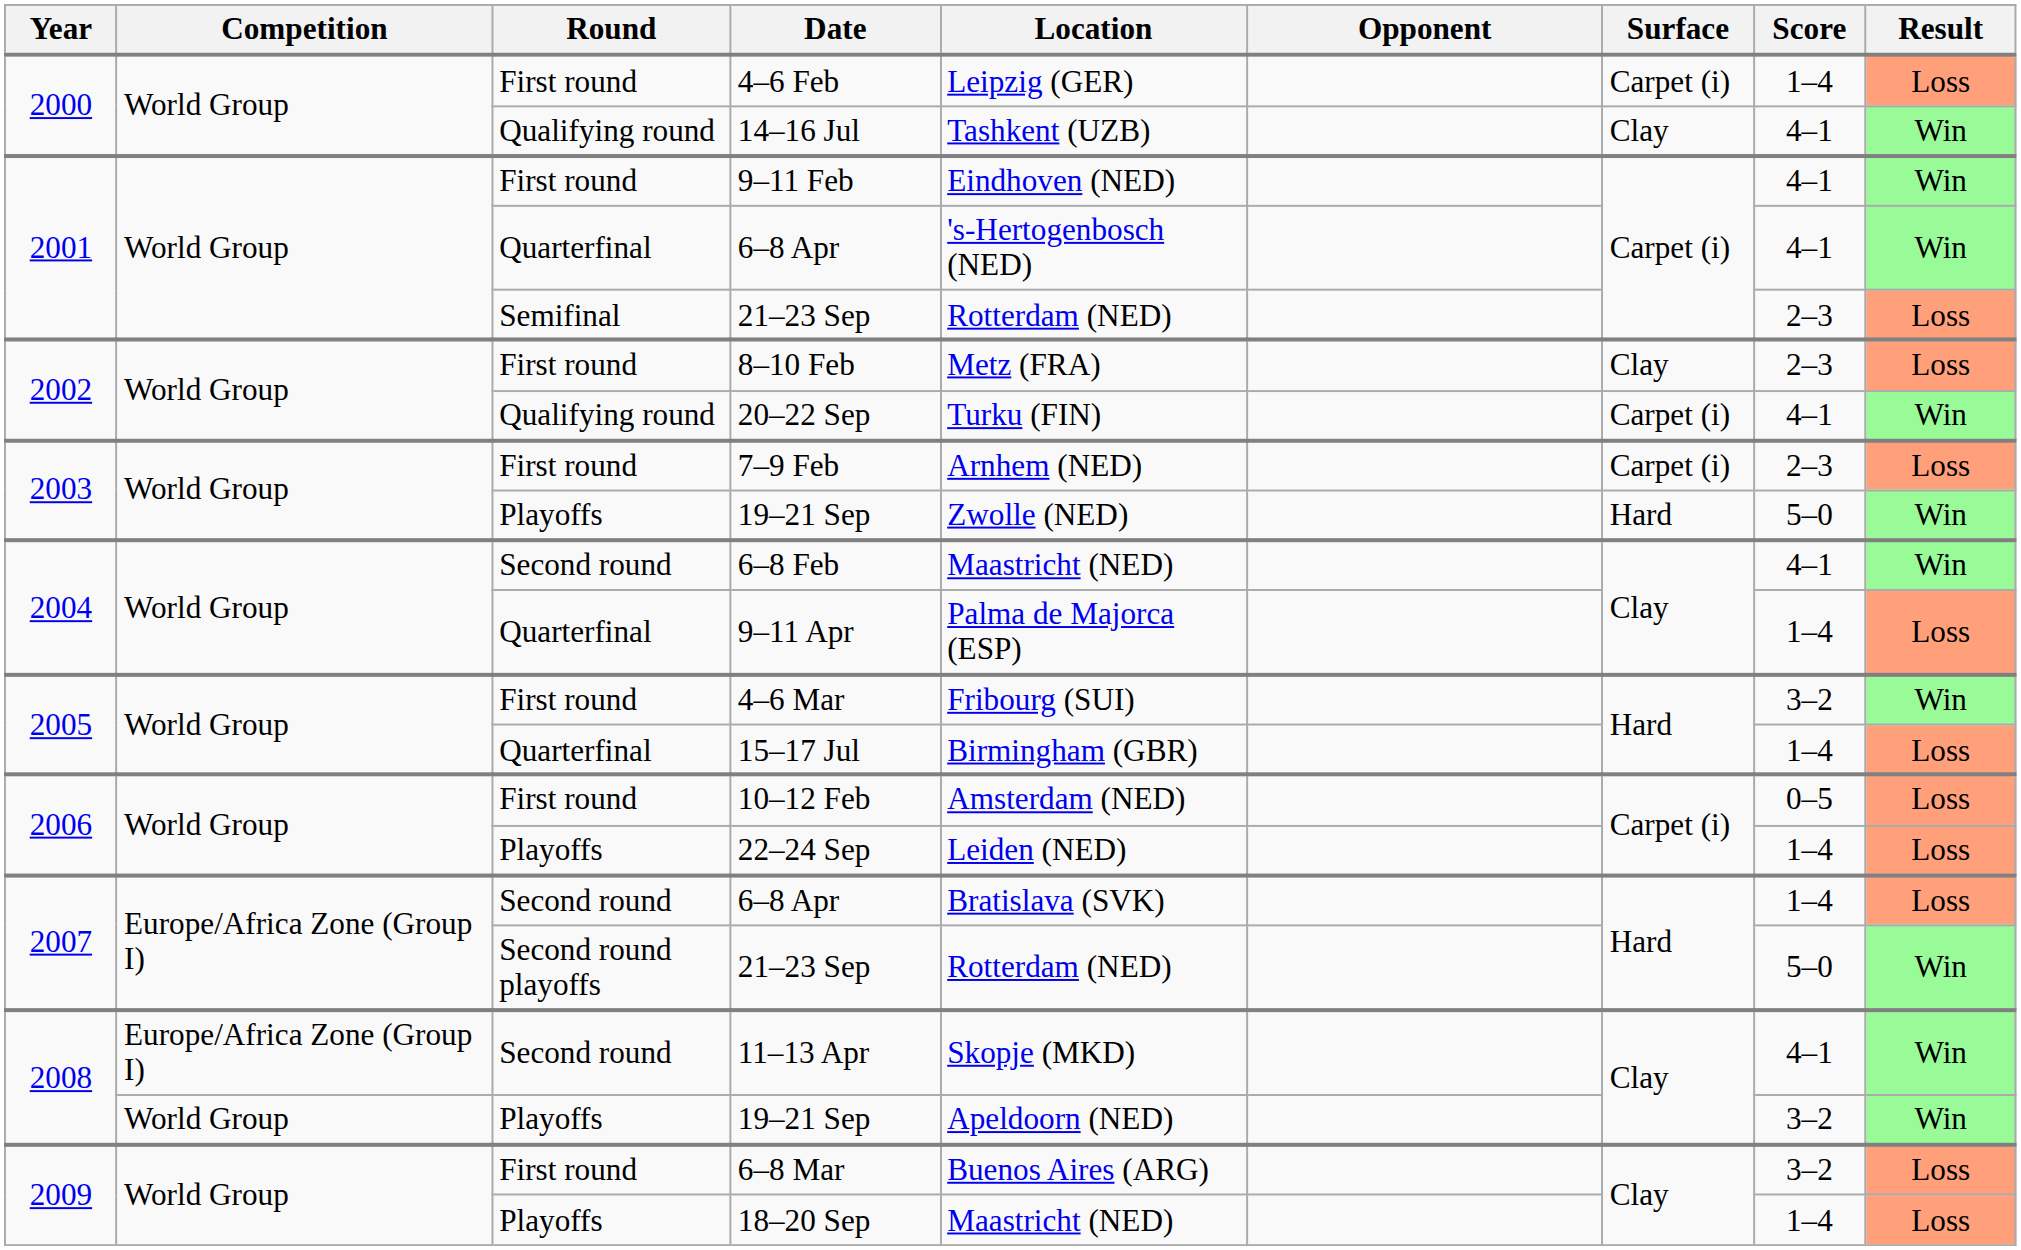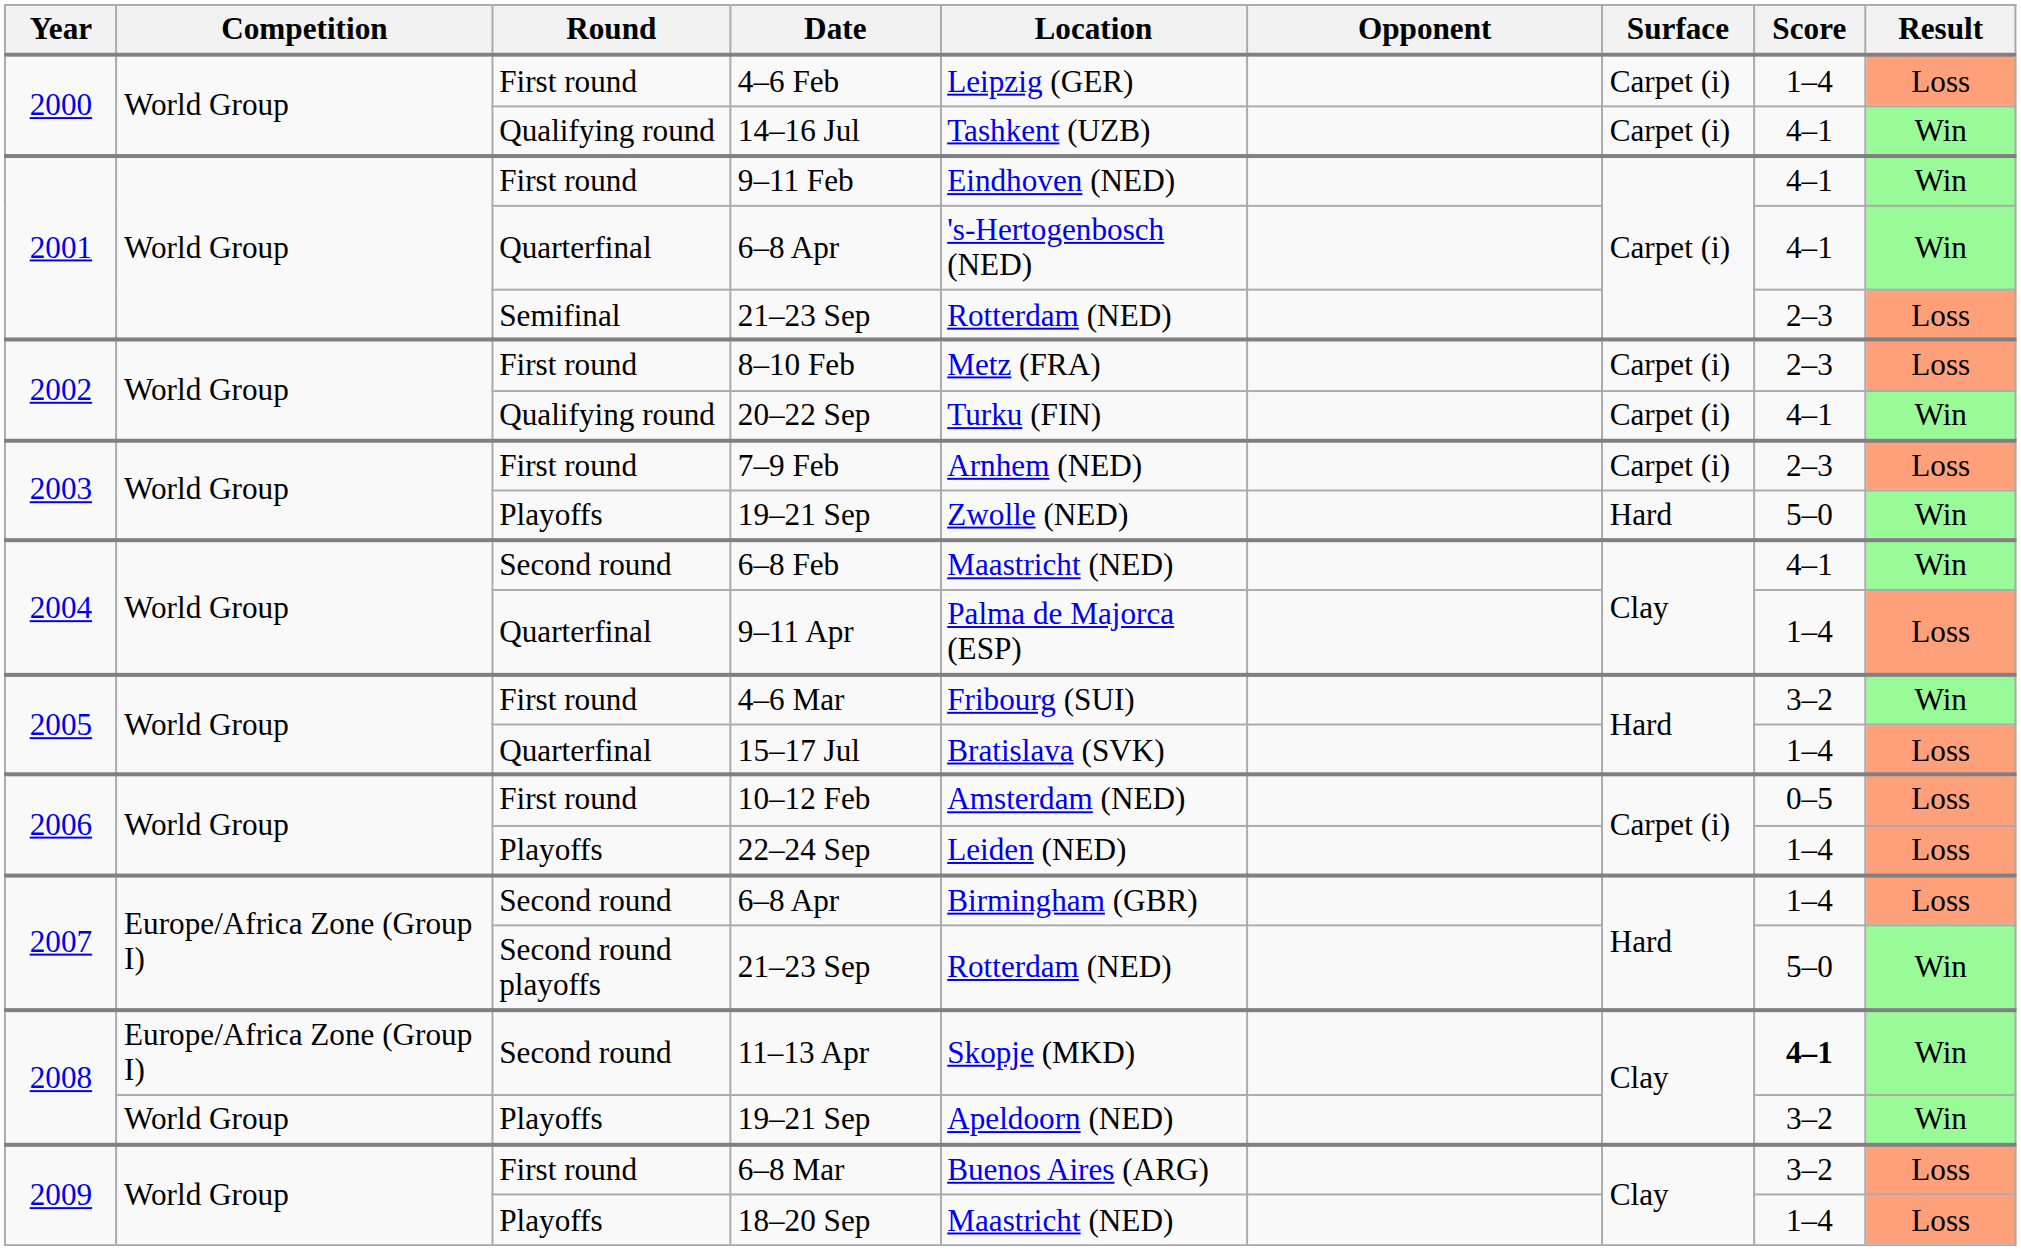(1639, 130) Clay -> (1670, 130) Carpet (i)
(1639, 365) Clay -> (1670, 365) Carpet (i)
(1072, 749) Birmingham (GBR) -> (1056, 749) Bratislava (SVK)
(1056, 899) Bratislava (SVK) -> (1072, 899) Birmingham (GBR)
(1809, 1052) normal -> (1809, 1052) bold
